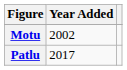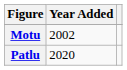(62, 55) 2017 -> (62, 55) 2020
